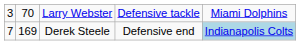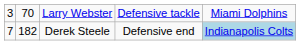(28, 31) 169 -> (28, 31) 182
